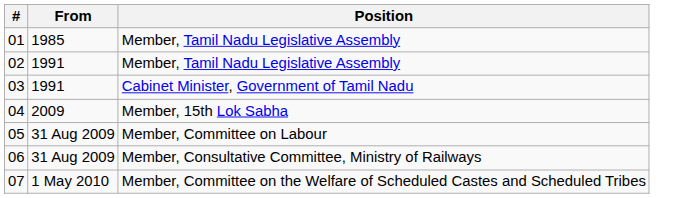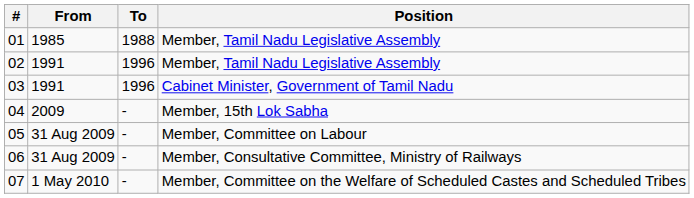+ column: (138, 16)
